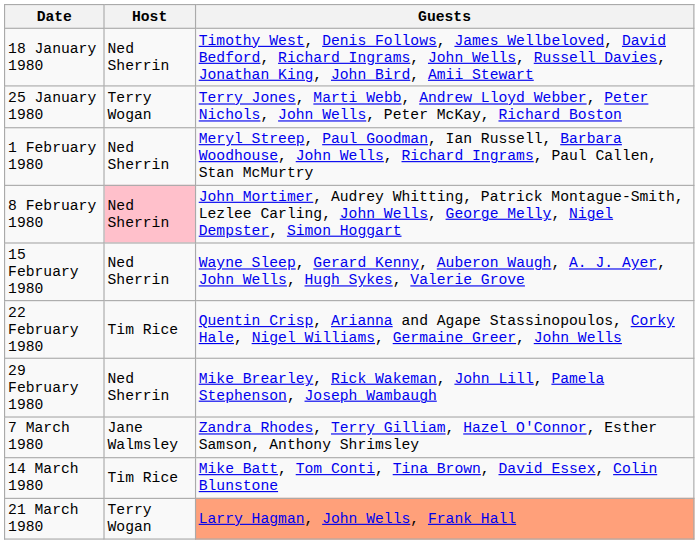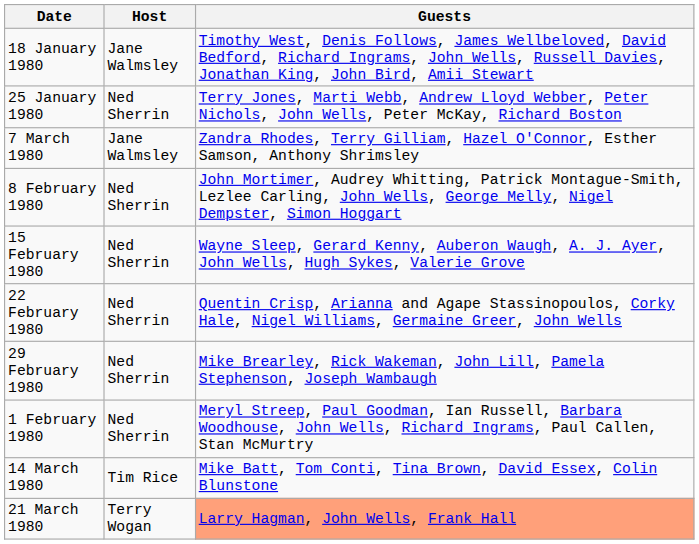(138, 57) Ned Sherrin -> (143, 57) Jane Walmsley
(130, 107) Terry Wogan -> (138, 107) Ned Sherrin
rows swapped: (52, 156) <-> (39, 437)
(138, 214) pink background -> (138, 197) no background
(143, 330) Tim Rice -> (138, 313) Ned Sherrin
